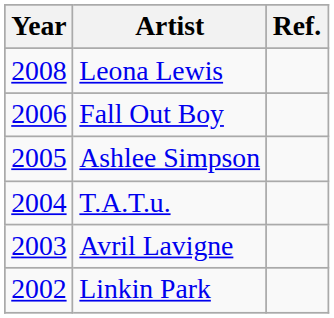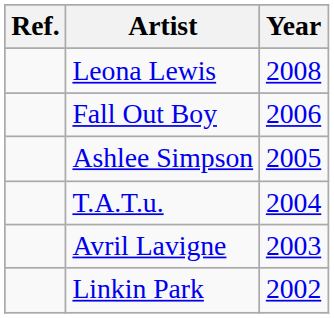columns swapped: (39, 26) <-> (297, 26)
